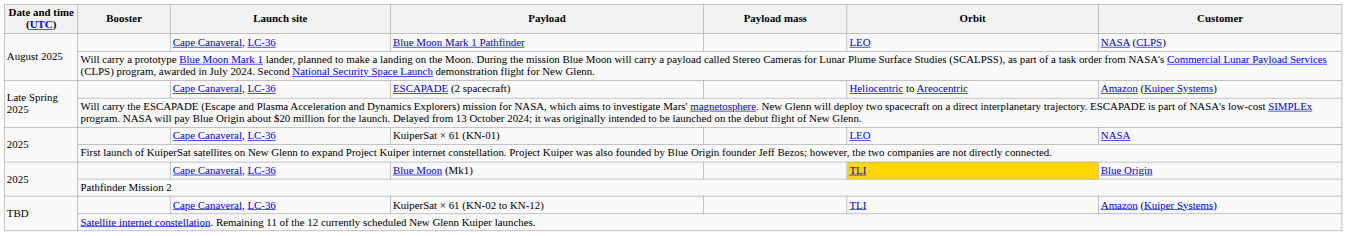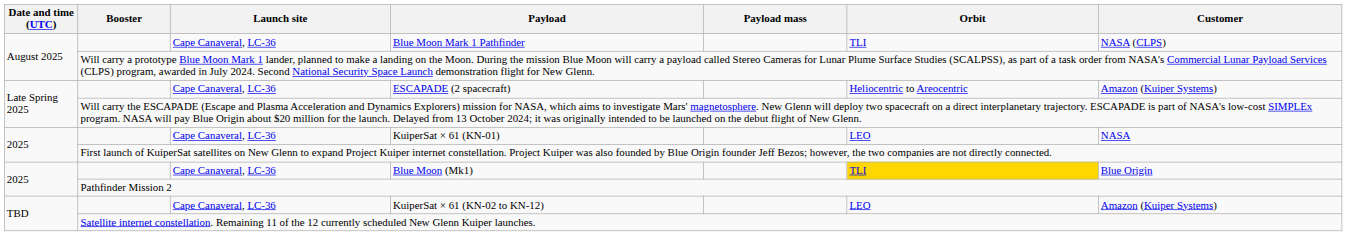(860, 42) LEO -> (858, 42) TLI
(858, 205) TLI -> (860, 205) LEO
